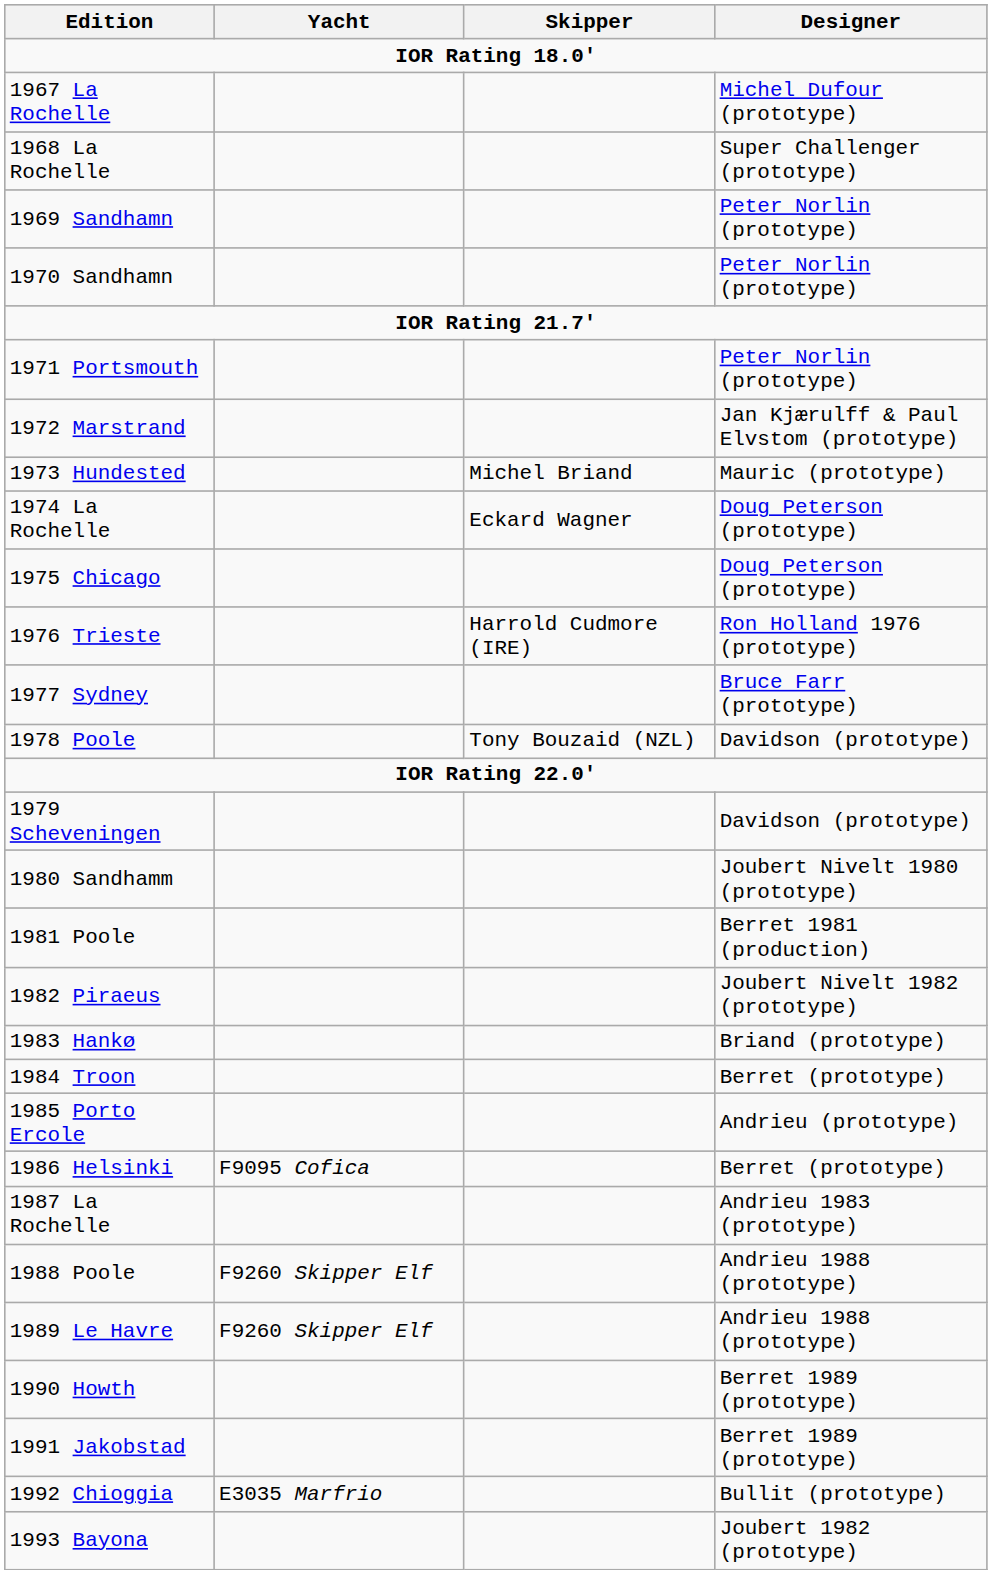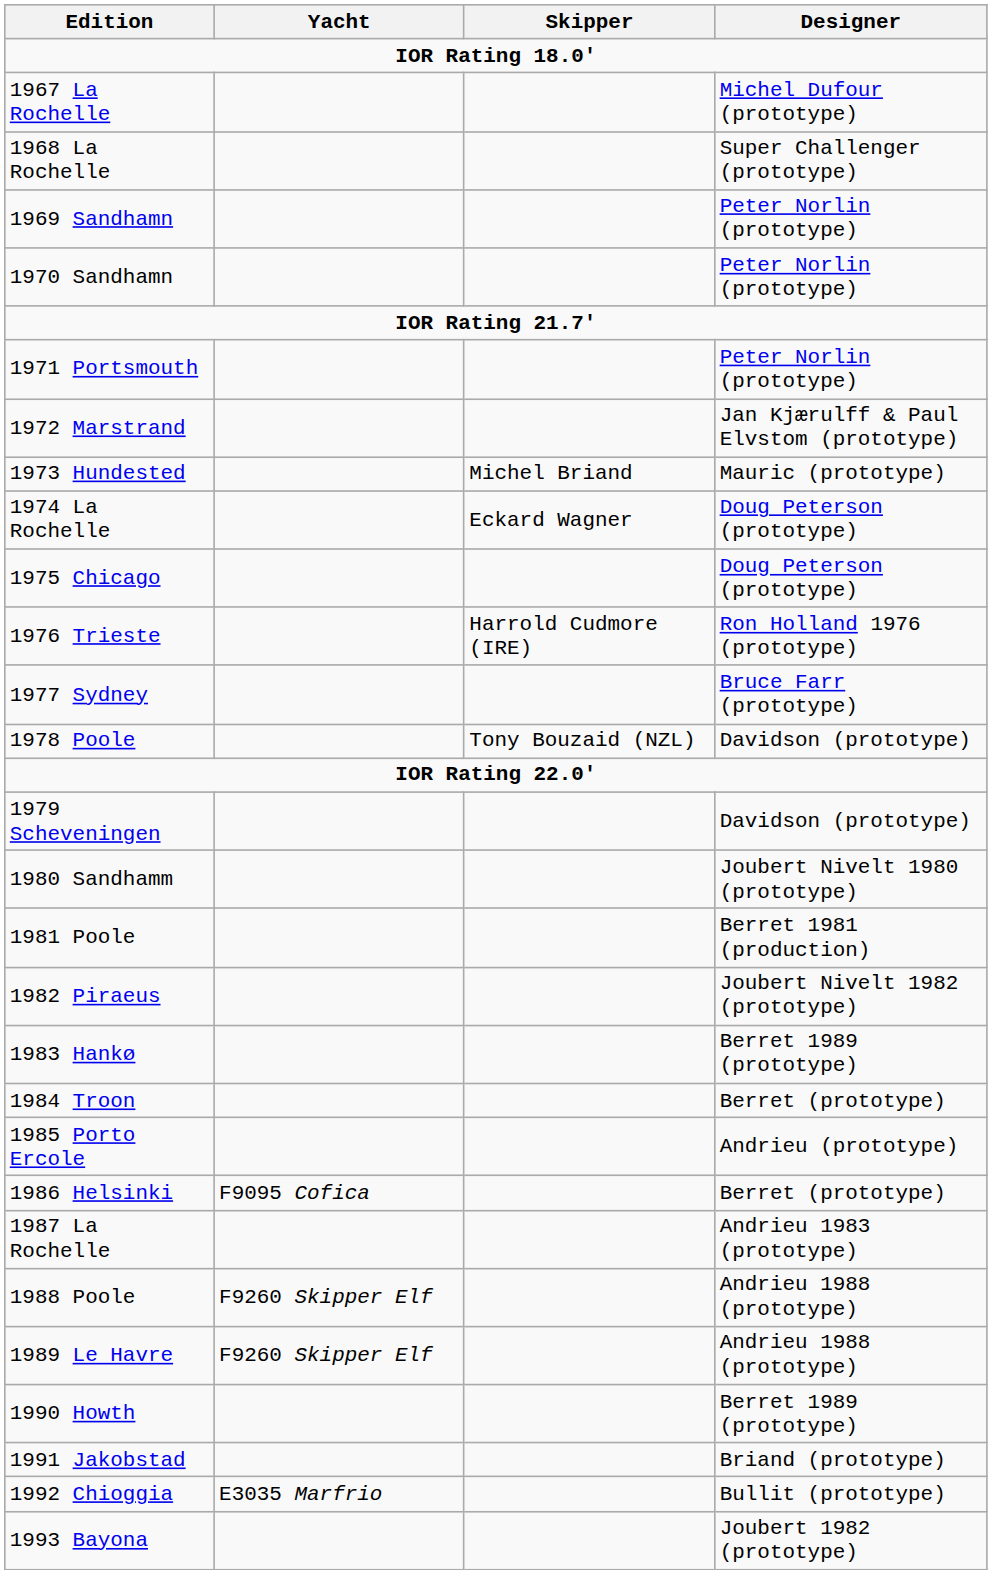(833, 1042) Briand (prototype) -> (789, 1054) Berret 1989 (prototype)
(789, 1448) Berret 1989 (prototype) -> (833, 1460) Briand (prototype)
